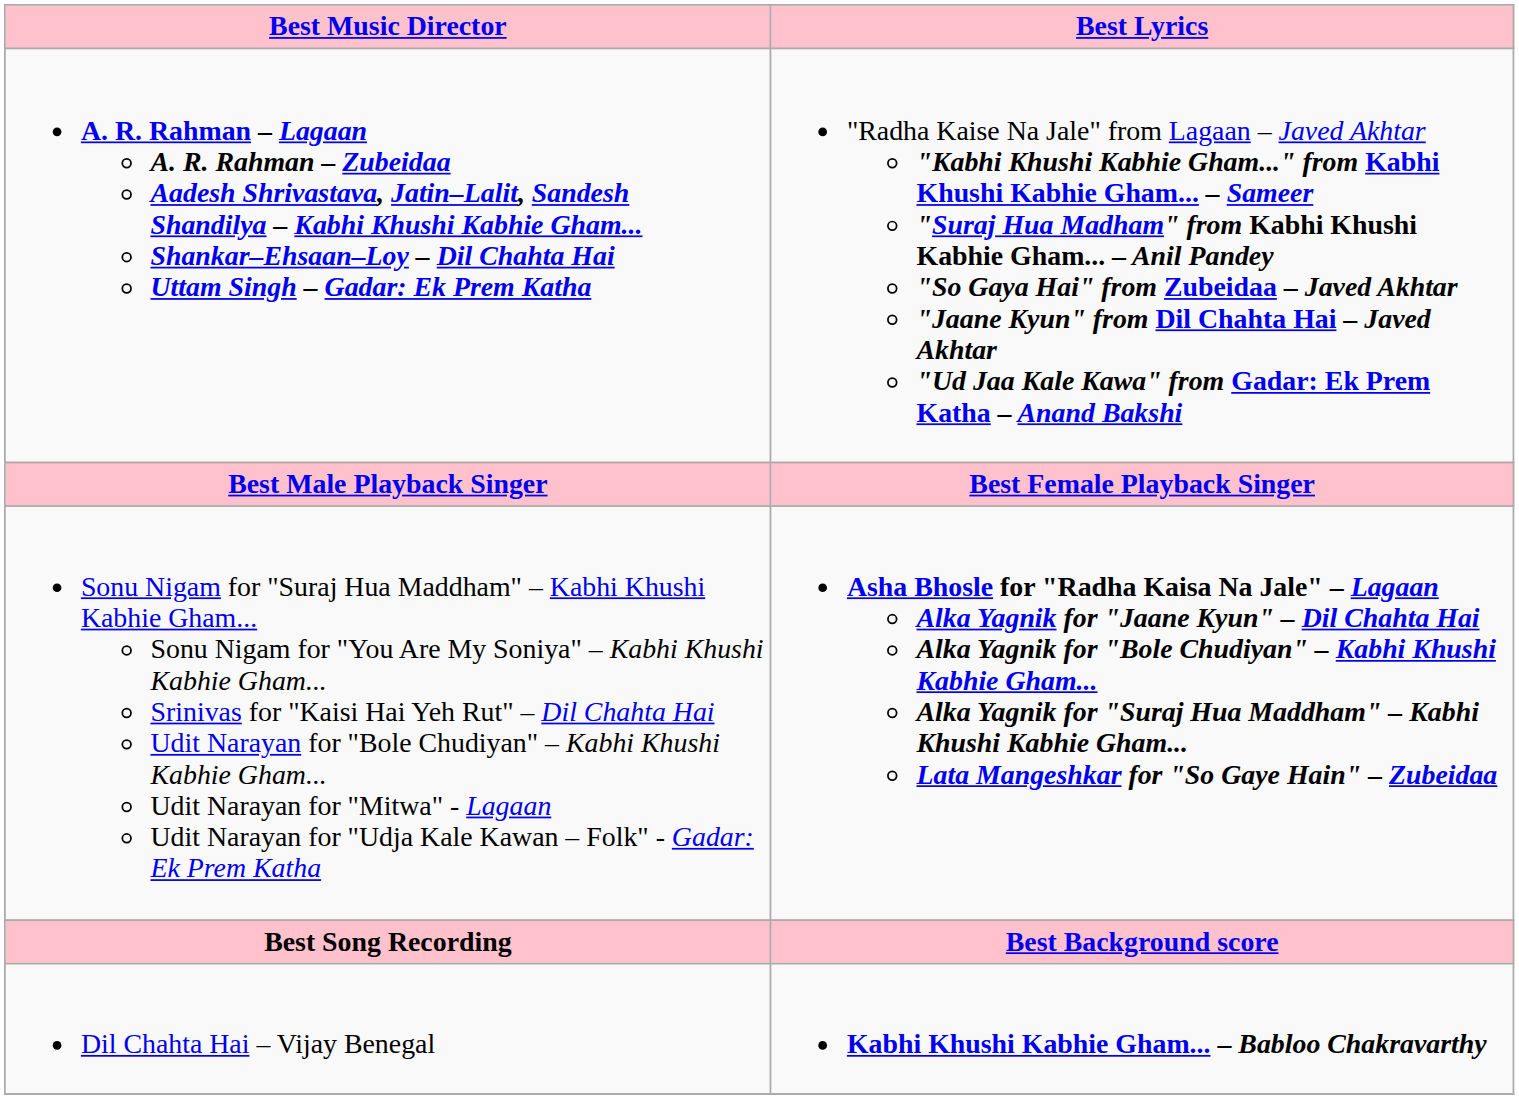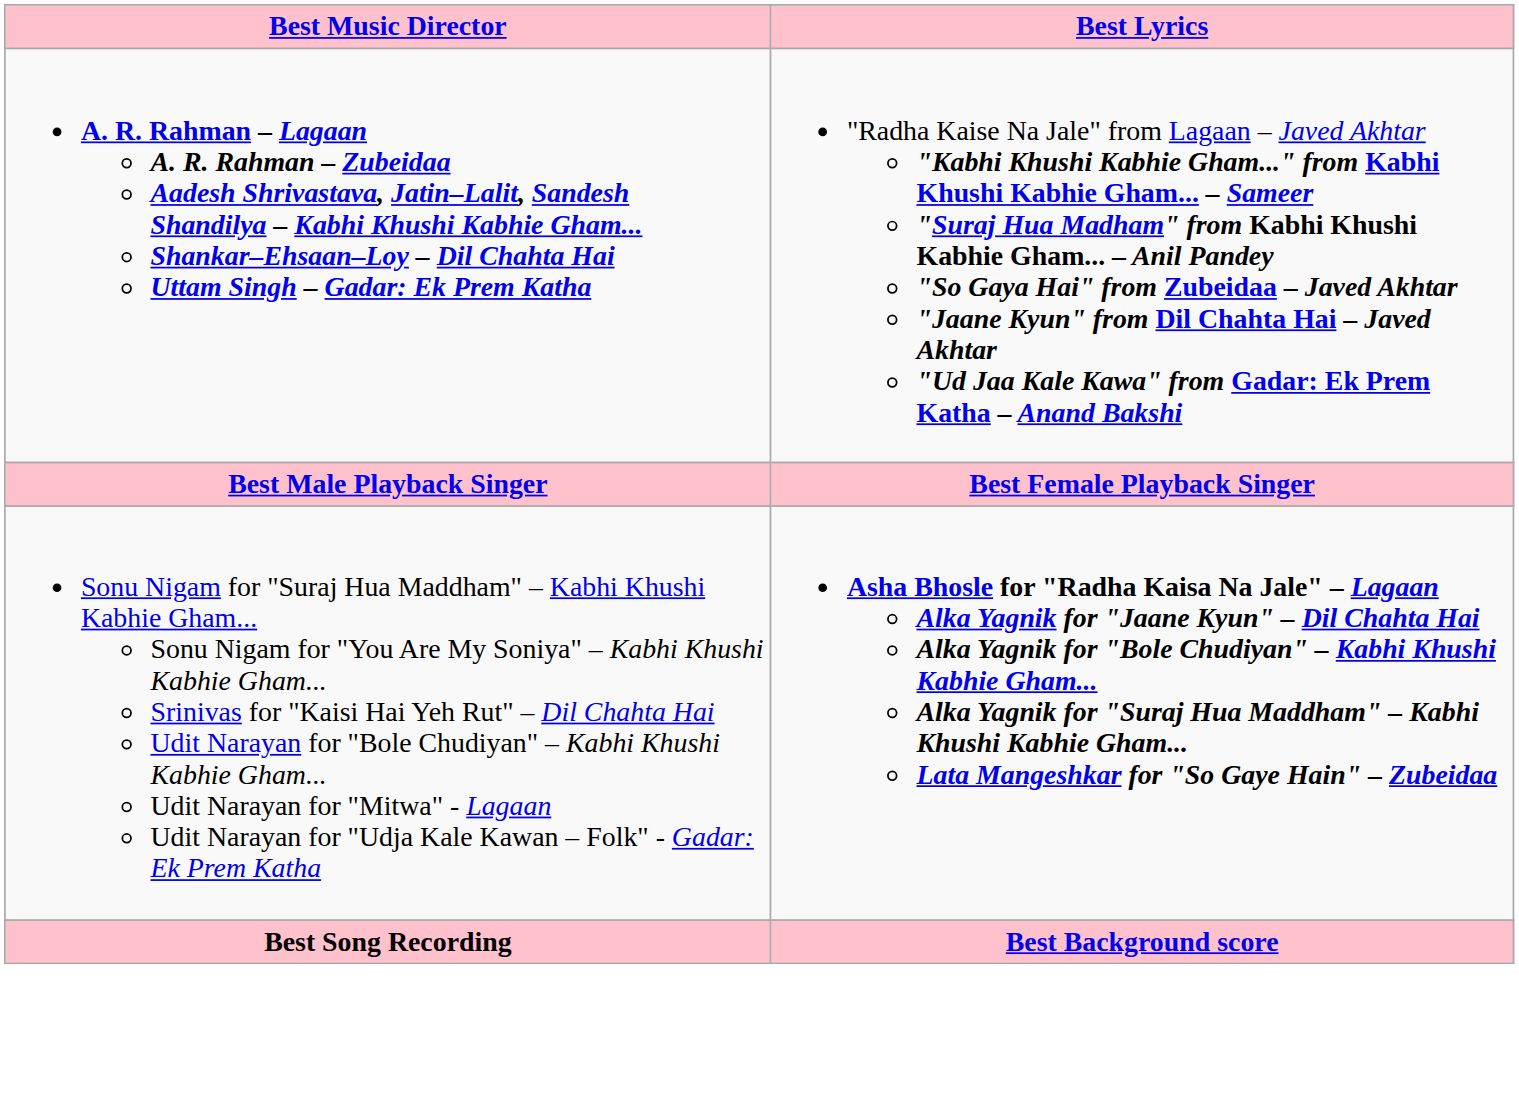- row: (388, 1045)
